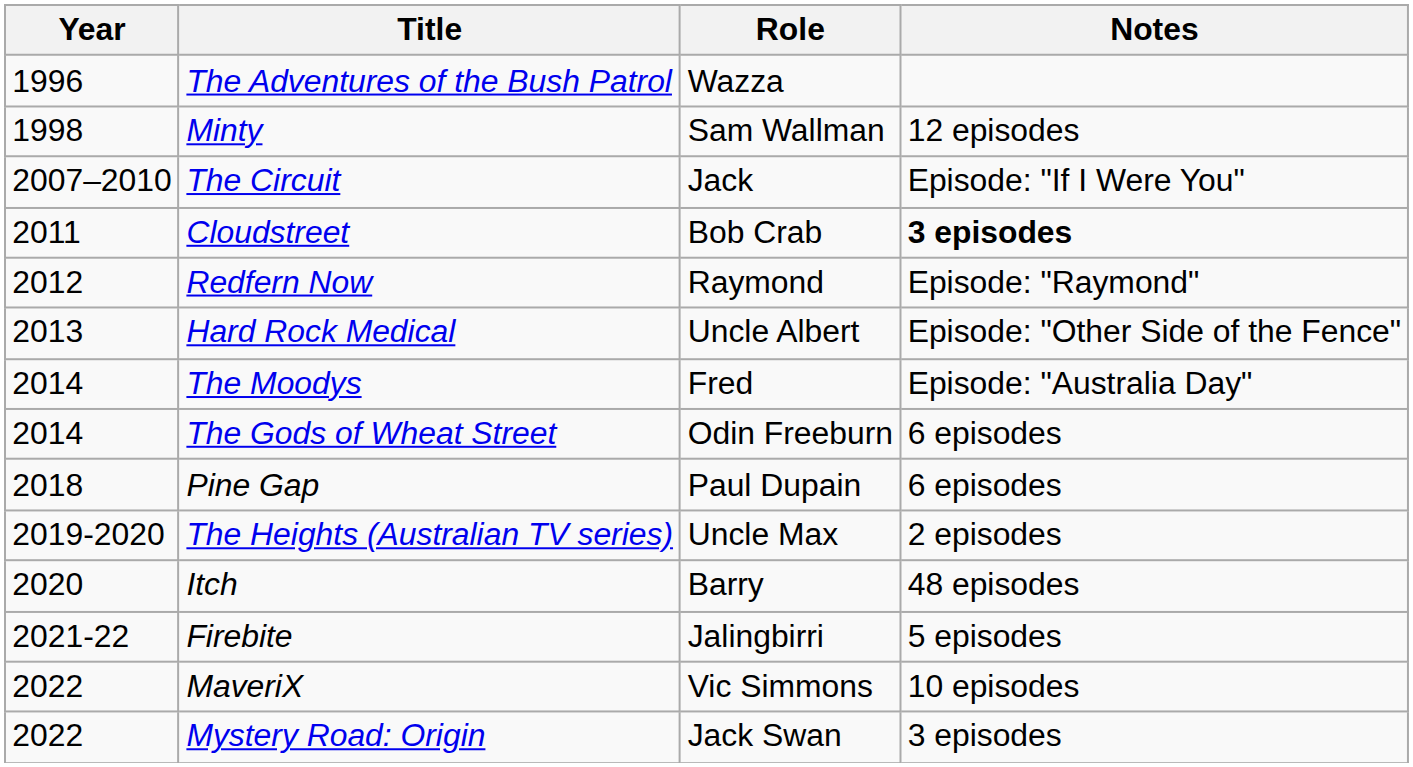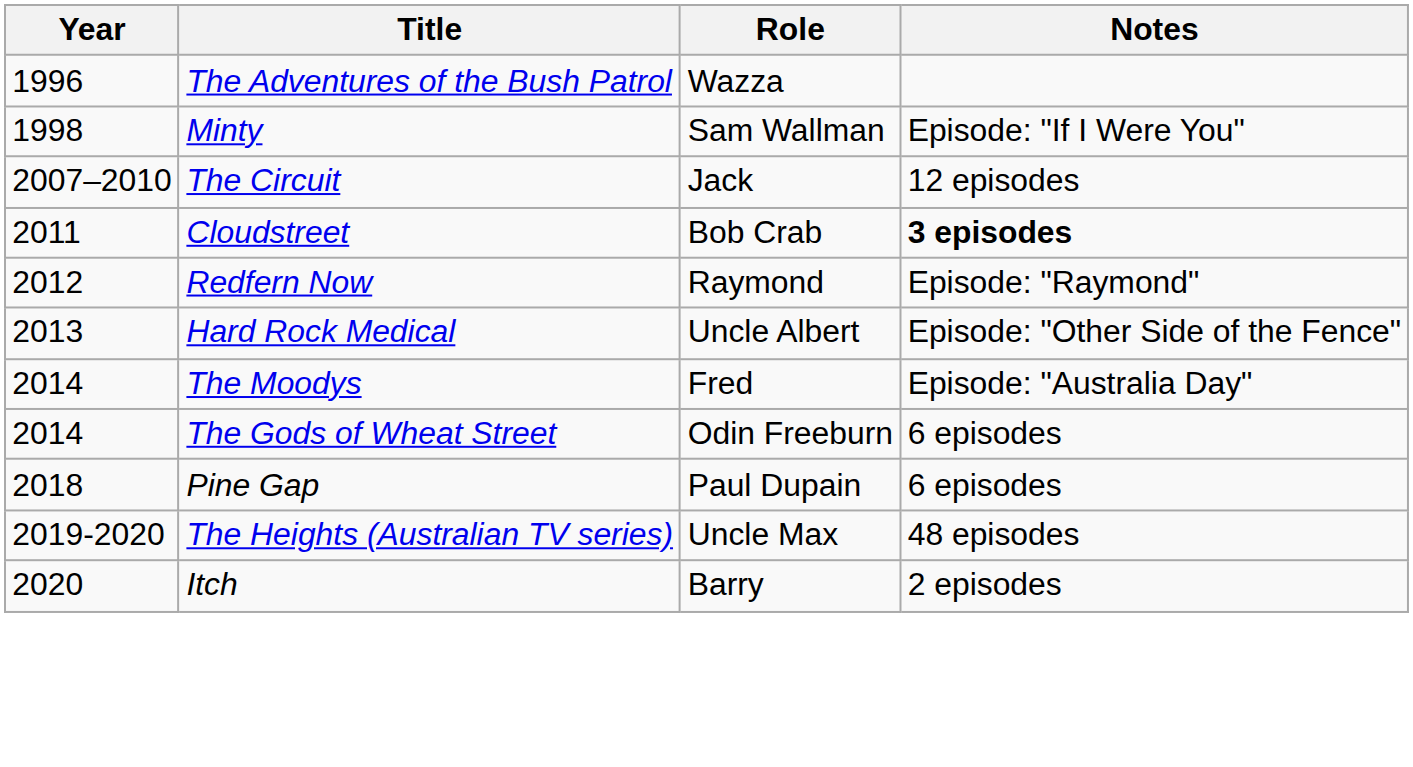(994, 130) 12 episodes -> (1076, 130) Episode: "If I Were You"
(1076, 181) Episode: "If I Were You" -> (994, 181) 12 episodes
(985, 534) 2 episodes -> (994, 534) 48 episodes
(994, 585) 48 episodes -> (985, 585) 2 episodes
- row: (239, 635)
- row: (245, 686)
- row: (336, 736)
